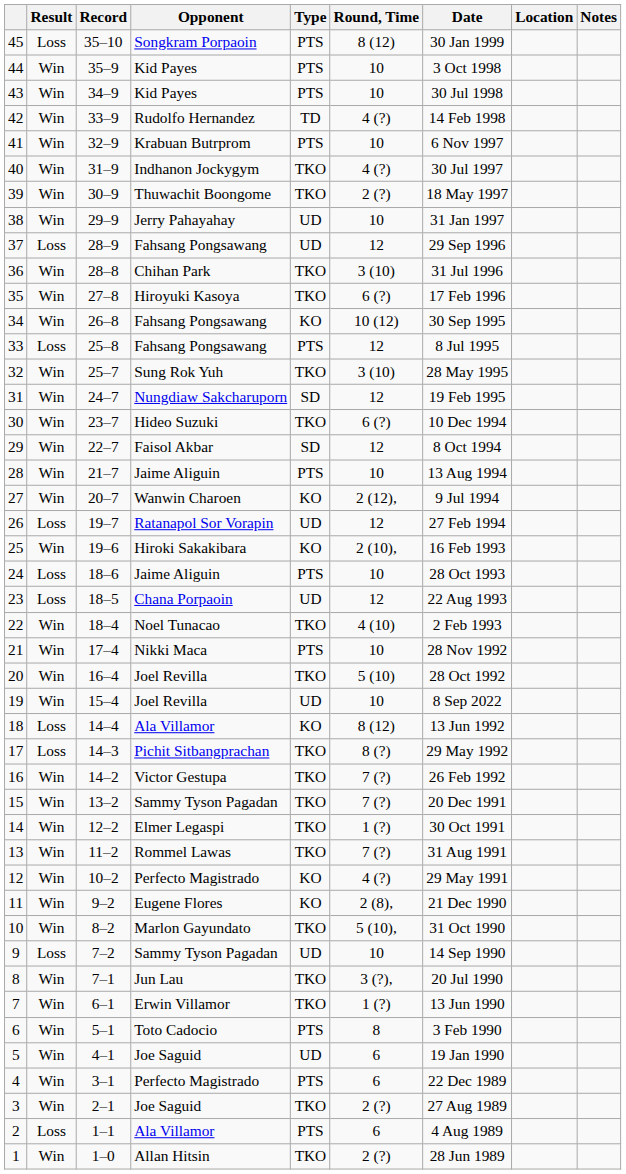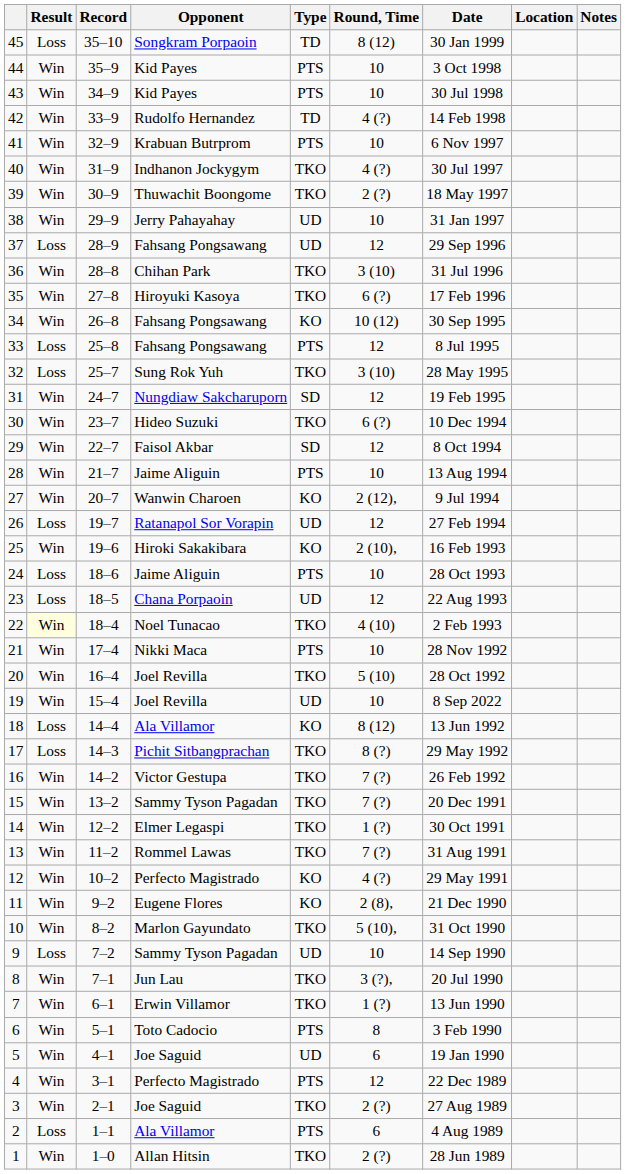(310, 42) PTS -> (310, 42) TD
(51, 371) Win -> (51, 371) Loss
(51, 624) no background -> (51, 624) lightyellow background
(376, 1080) 6 -> (376, 1080) 12
